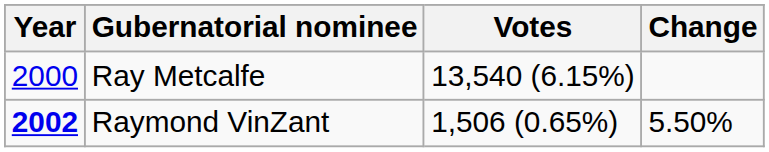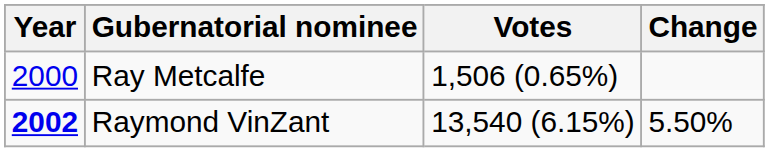(533, 75) 13,540 (6.15%) -> (525, 75) 1,506 (0.65%)
(525, 122) 1,506 (0.65%) -> (533, 122) 13,540 (6.15%)
